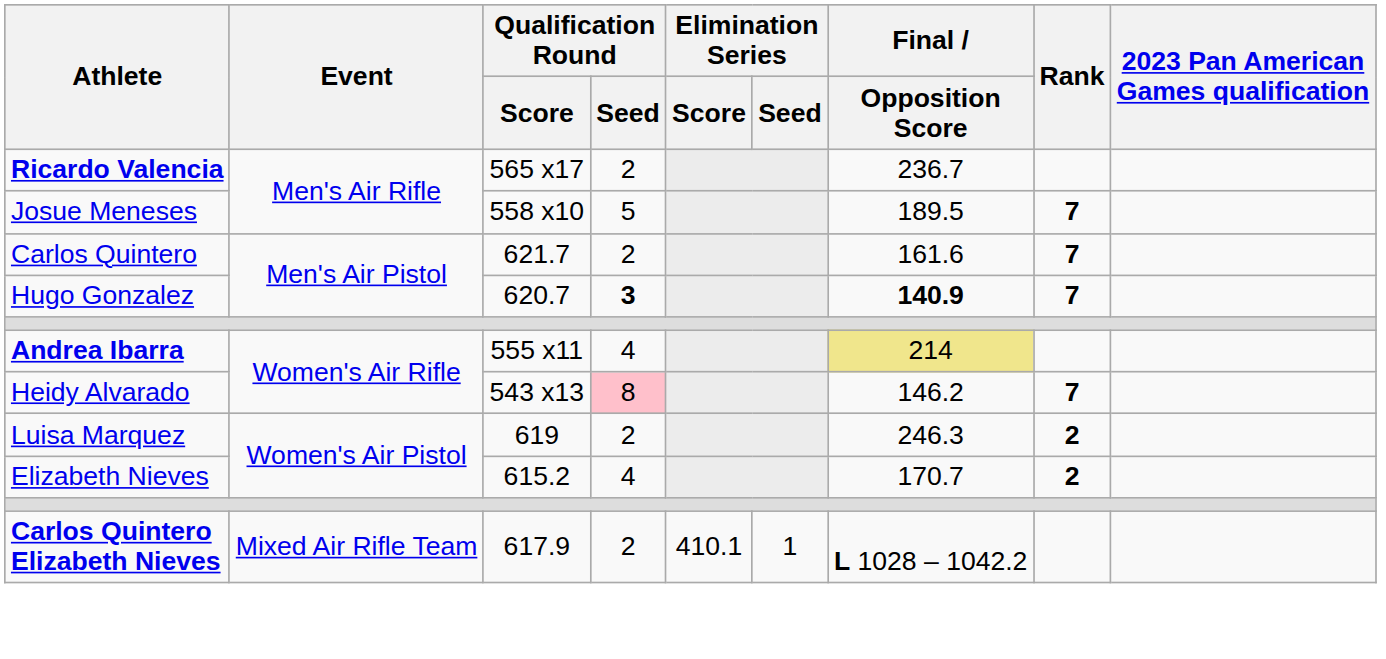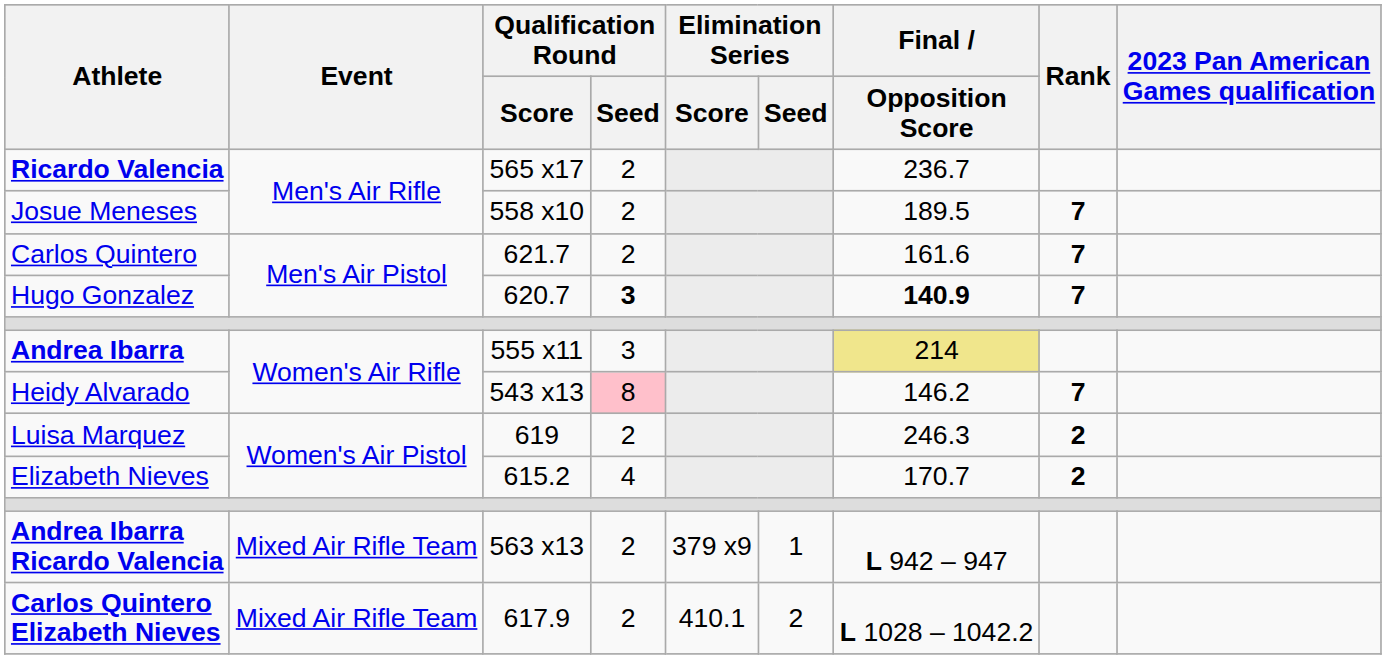(628, 211) 5 -> (628, 211) 2
(628, 350) 4 -> (628, 350) 3
+ row: (117, 545)
(790, 545) 1 -> (796, 617) 2
